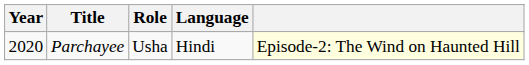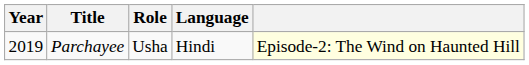(26, 45) 2020 -> (26, 45) 2019
